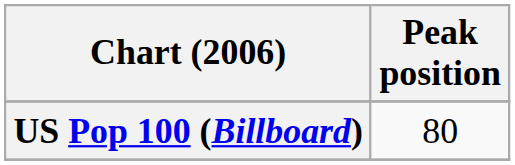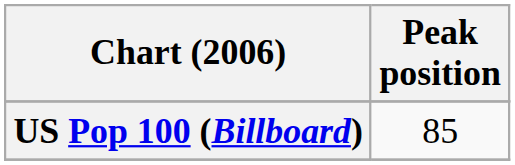(440, 130) 80 -> (440, 130) 85
